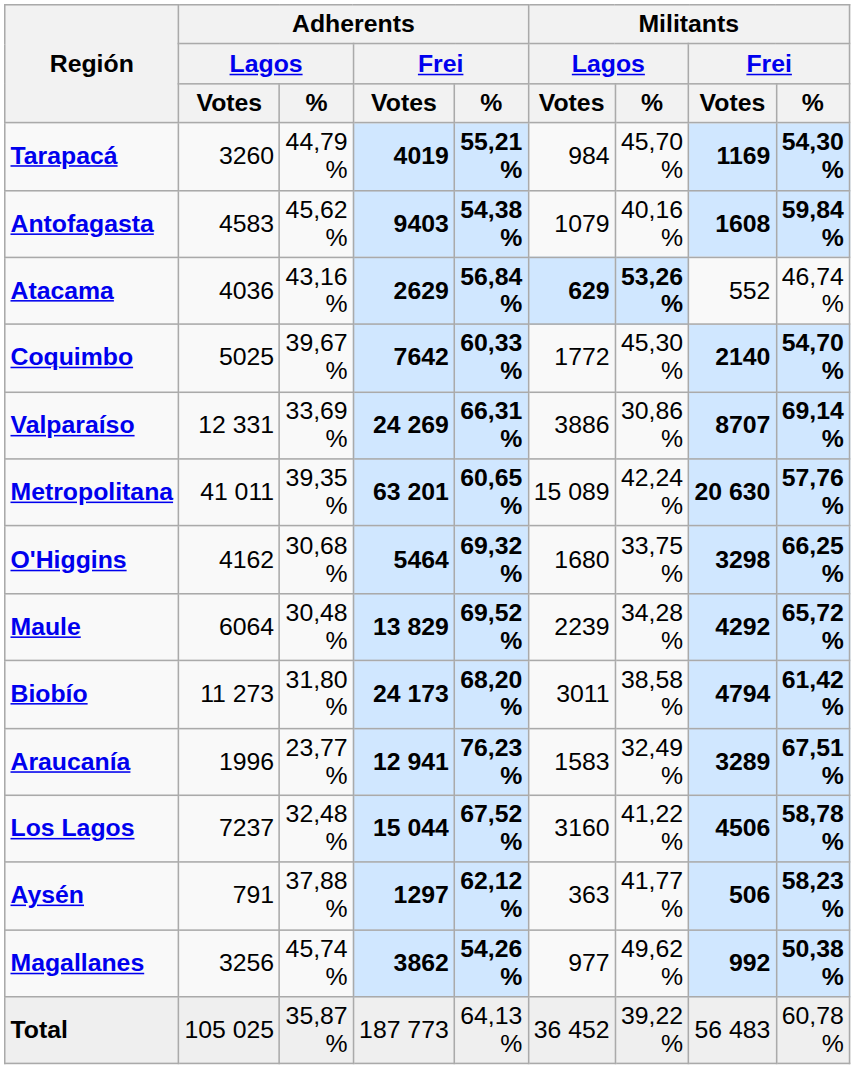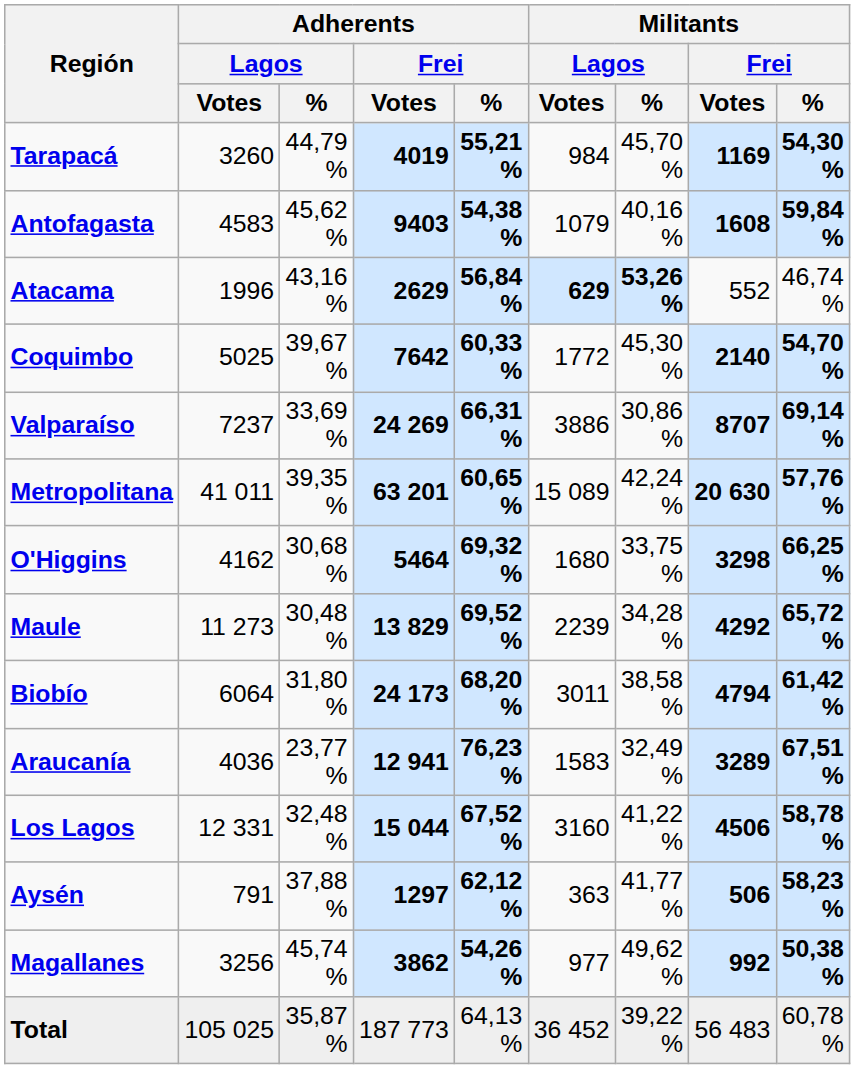(247, 290) 4036 -> (247, 290) 1996
(236, 425) 12 331 -> (247, 425) 7237
(247, 626) 6064 -> (237, 626) 11 273
(237, 693) 11 273 -> (247, 693) 6064
(247, 761) 1996 -> (247, 761) 4036
(247, 828) 7237 -> (236, 828) 12 331
